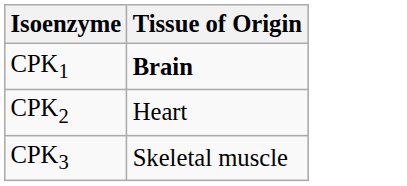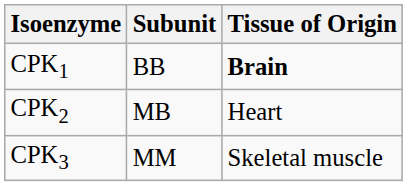+ column: (174, 24)
